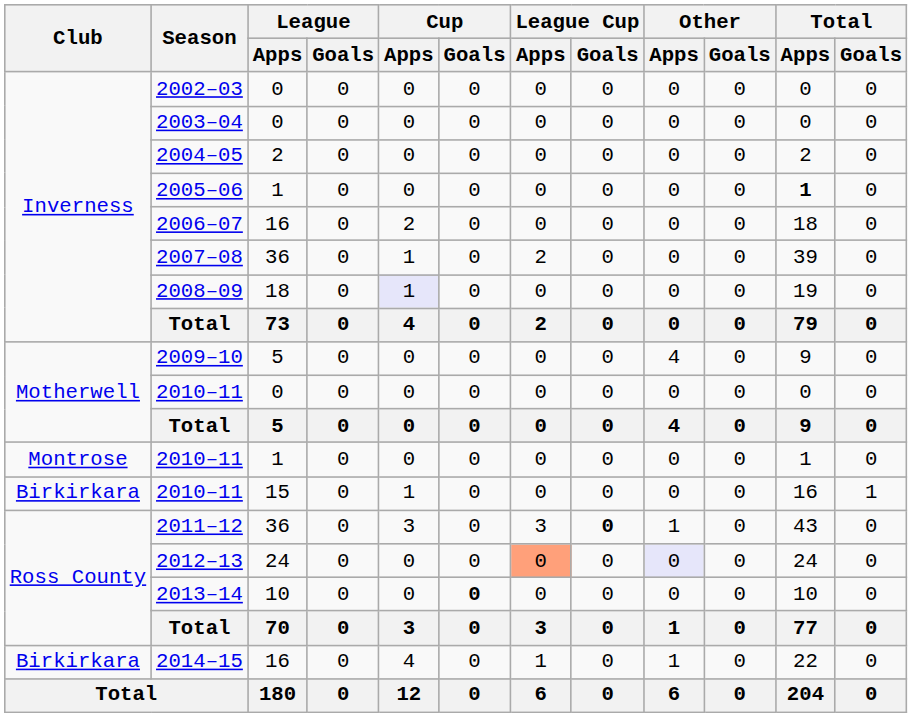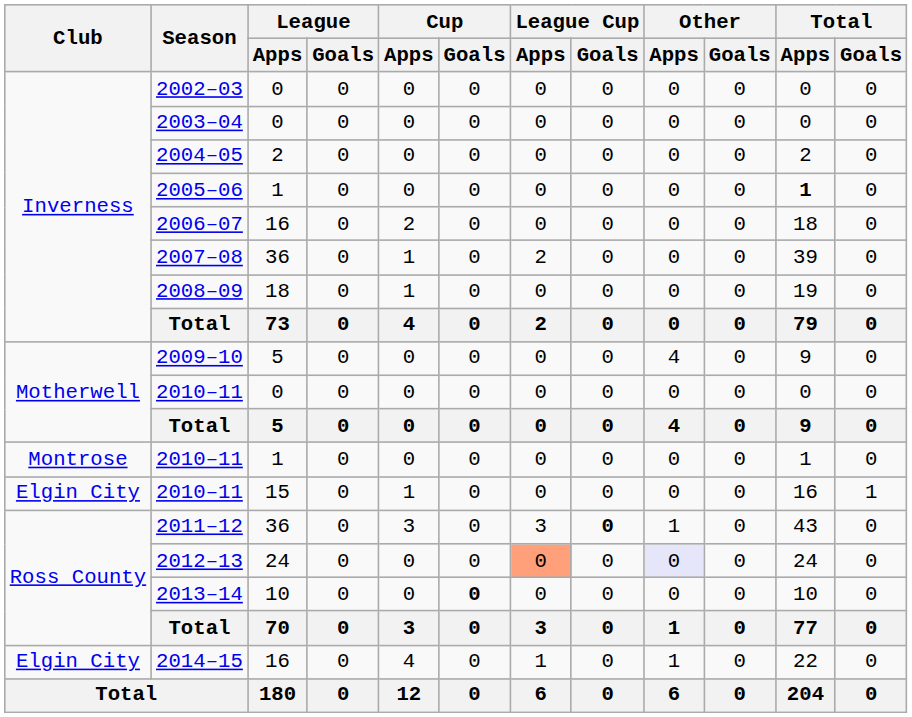(409, 291) lavender background -> (409, 291) no background
(78, 493) Birkirkara -> (78, 493) Elgin City
(78, 662) Birkirkara -> (78, 662) Elgin City
